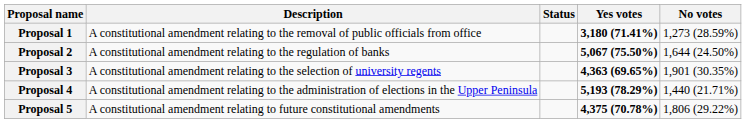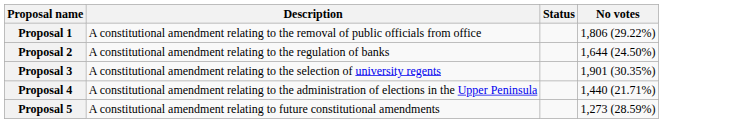- column: (619, 14)
(700, 33) 1,273 (28.59%) -> (618, 33) 1,806 (29.22%)
(700, 109) 1,806 (29.22%) -> (618, 109) 1,273 (28.59%)
